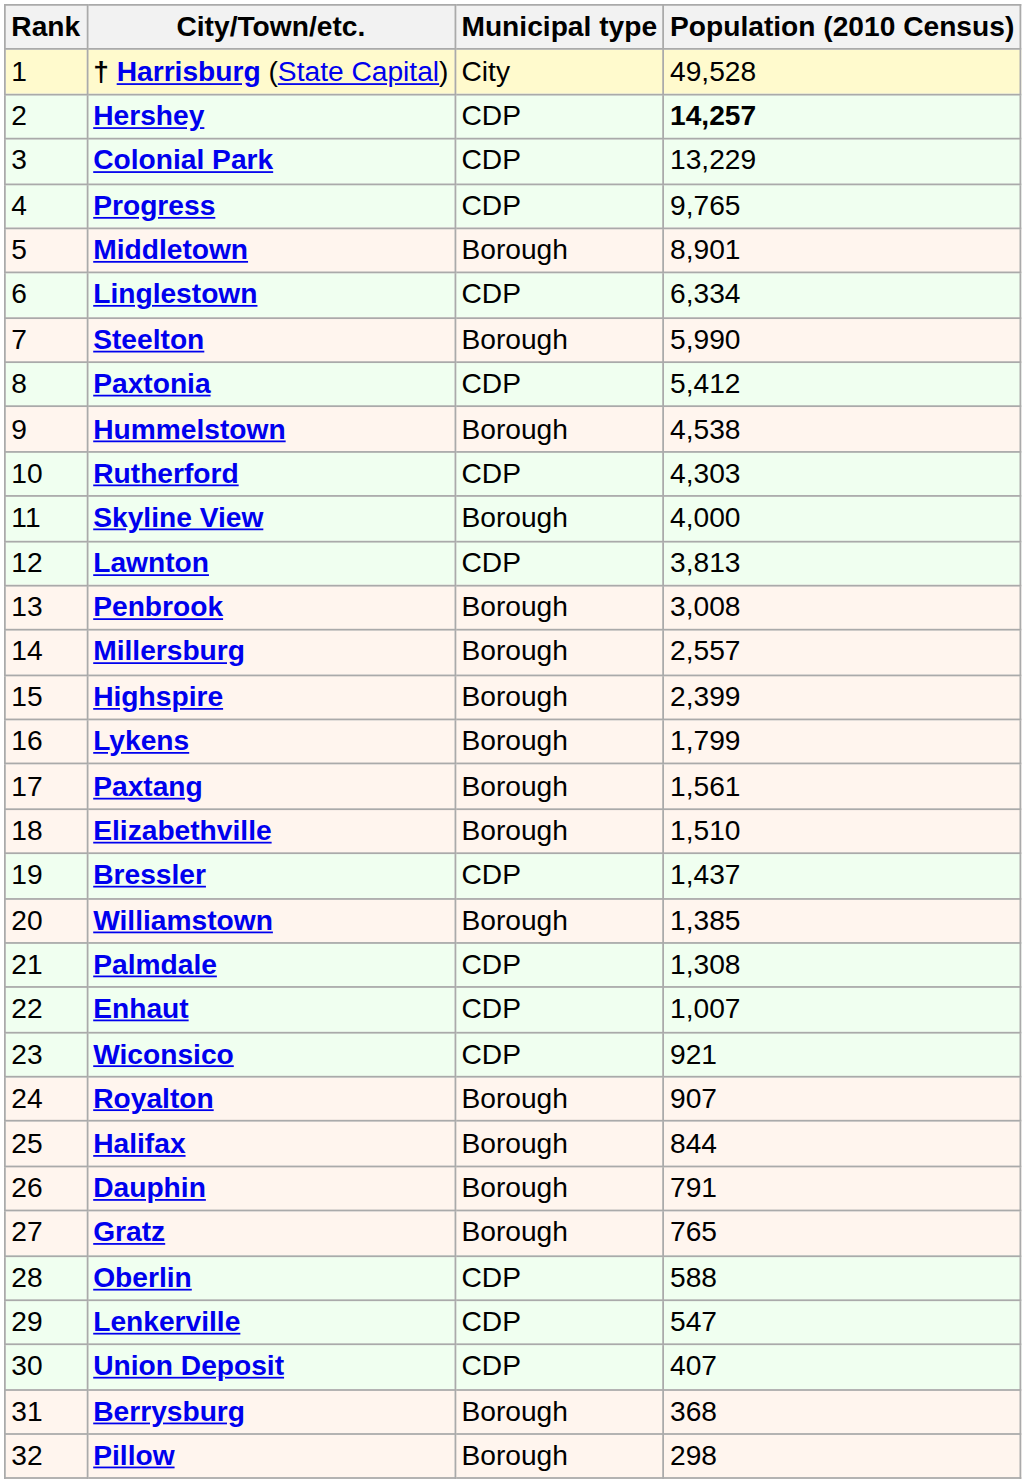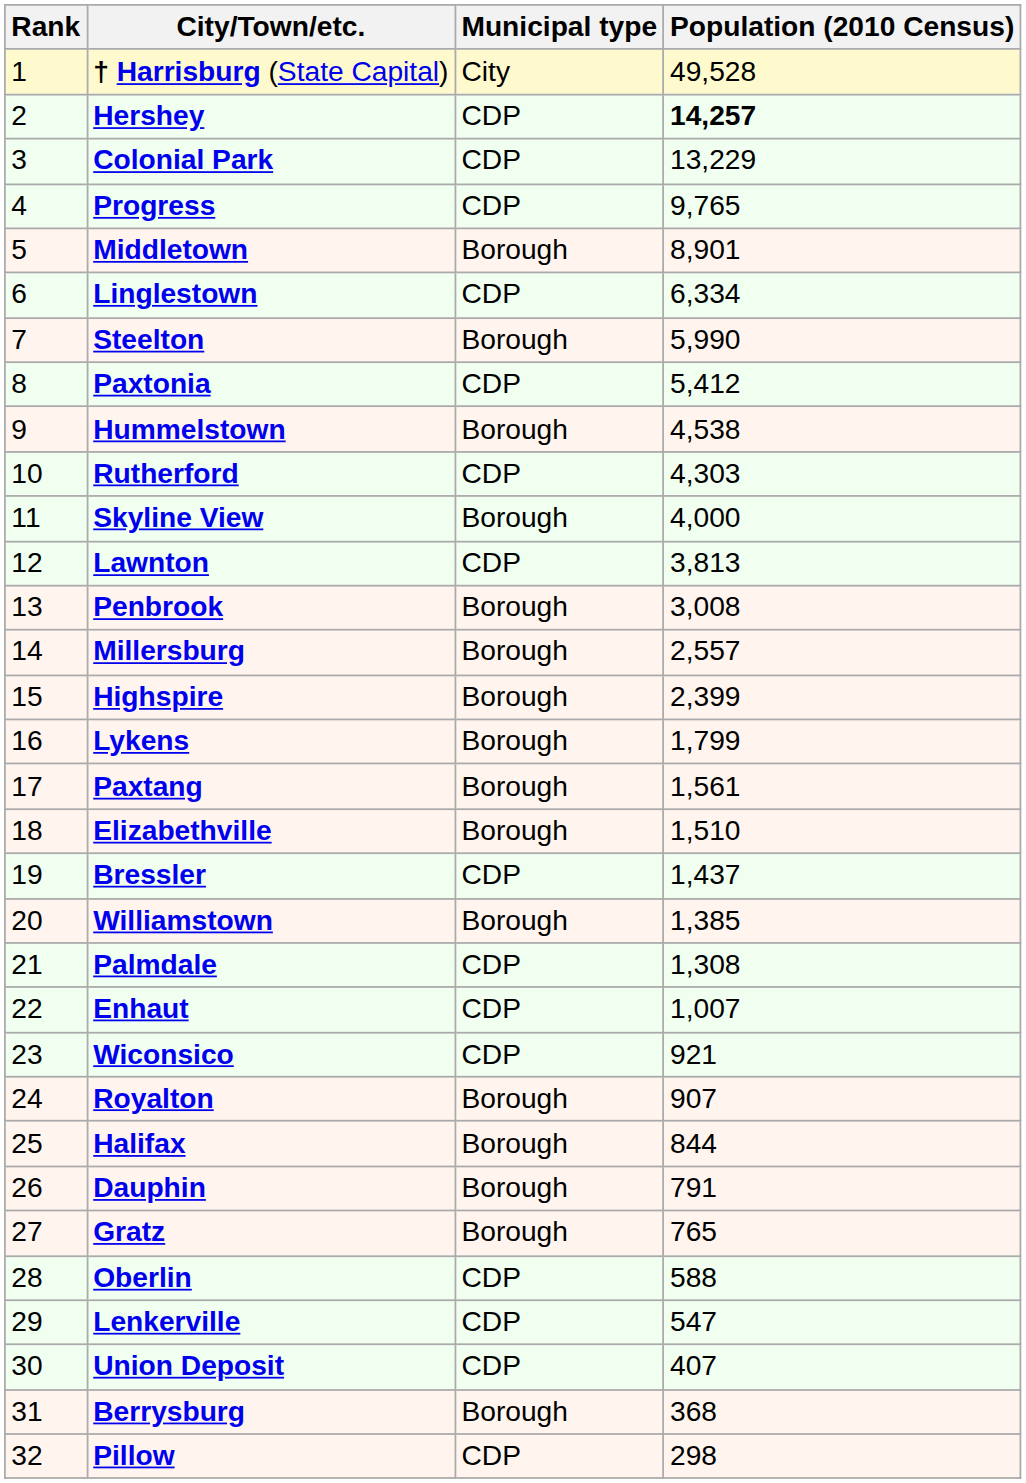(515, 1455) Borough -> (491, 1455) CDP
